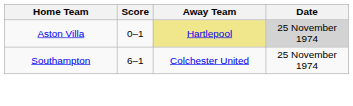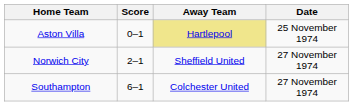(307, 33) lightgrey background -> (307, 33) no background
+ row: (61, 60)
(307, 60) 25 November 1974 -> (307, 87) 27 November 1974
